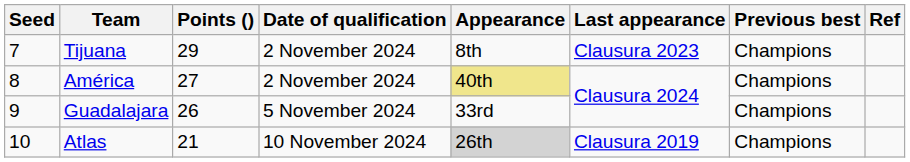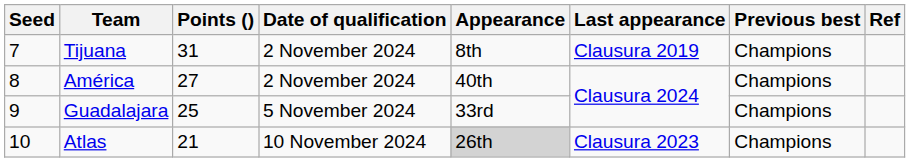(188, 50) 29 -> (188, 50) 31
(636, 50) Clausura 2023 -> (636, 50) Clausura 2019
(474, 80) khaki background -> (474, 80) no background
(188, 111) 26 -> (188, 111) 25
(636, 141) Clausura 2019 -> (636, 141) Clausura 2023
